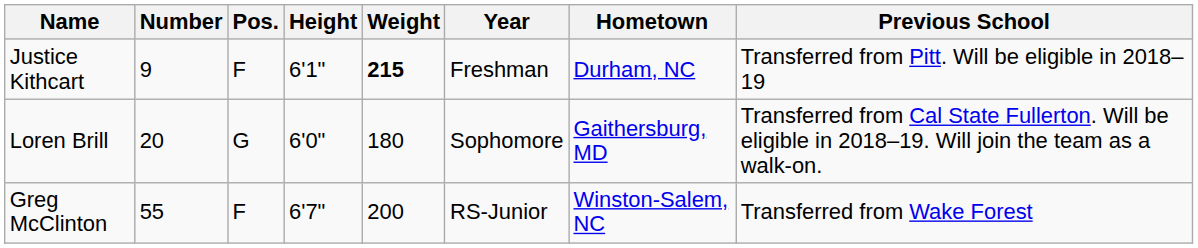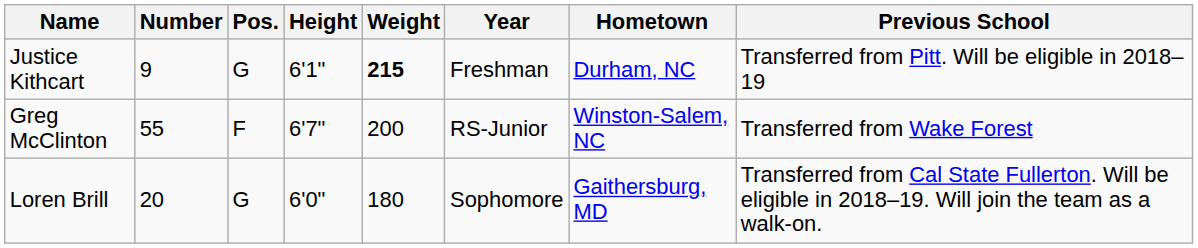(239, 68) F -> (241, 68) G
rows swapped: (58, 212) <-> (59, 140)
